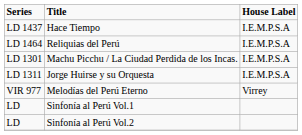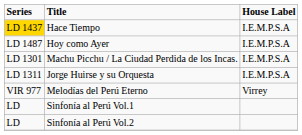(24, 28) no background -> (24, 28) gold background
- row: (83, 43)
+ row: (78, 43)
